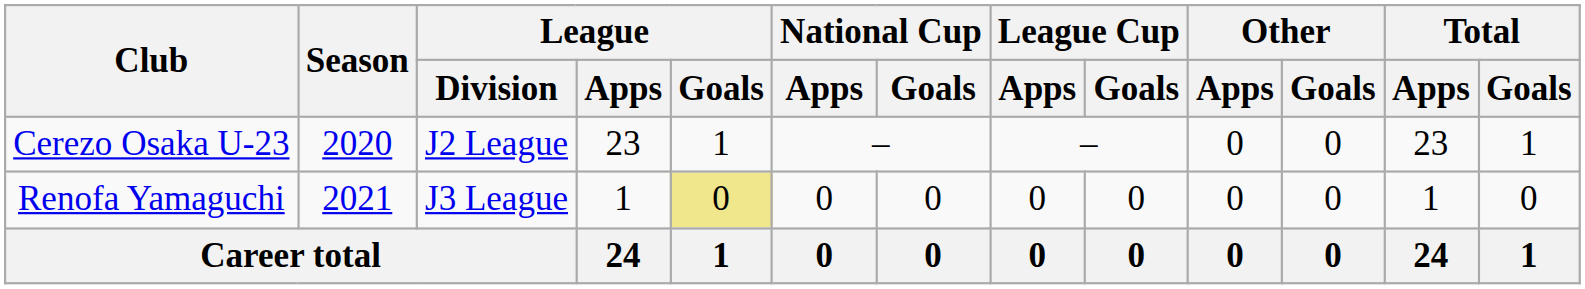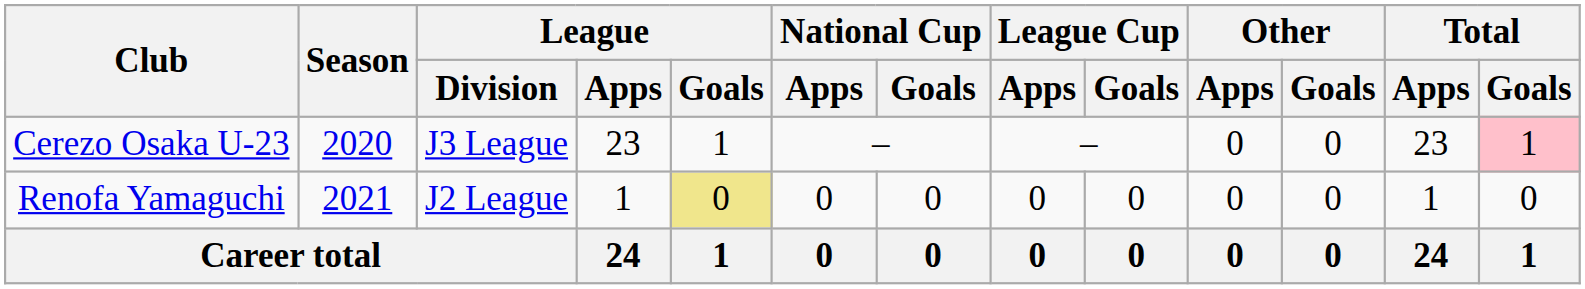(497, 143) J2 League -> (497, 143) J3 League
(1529, 143) no background -> (1529, 143) pink background
(497, 198) J3 League -> (497, 198) J2 League
